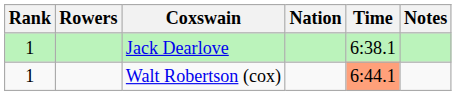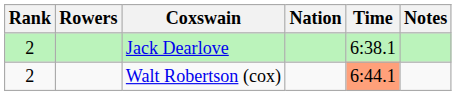(30, 47) 1 -> (30, 47) 2
(30, 76) 1 -> (30, 76) 2
